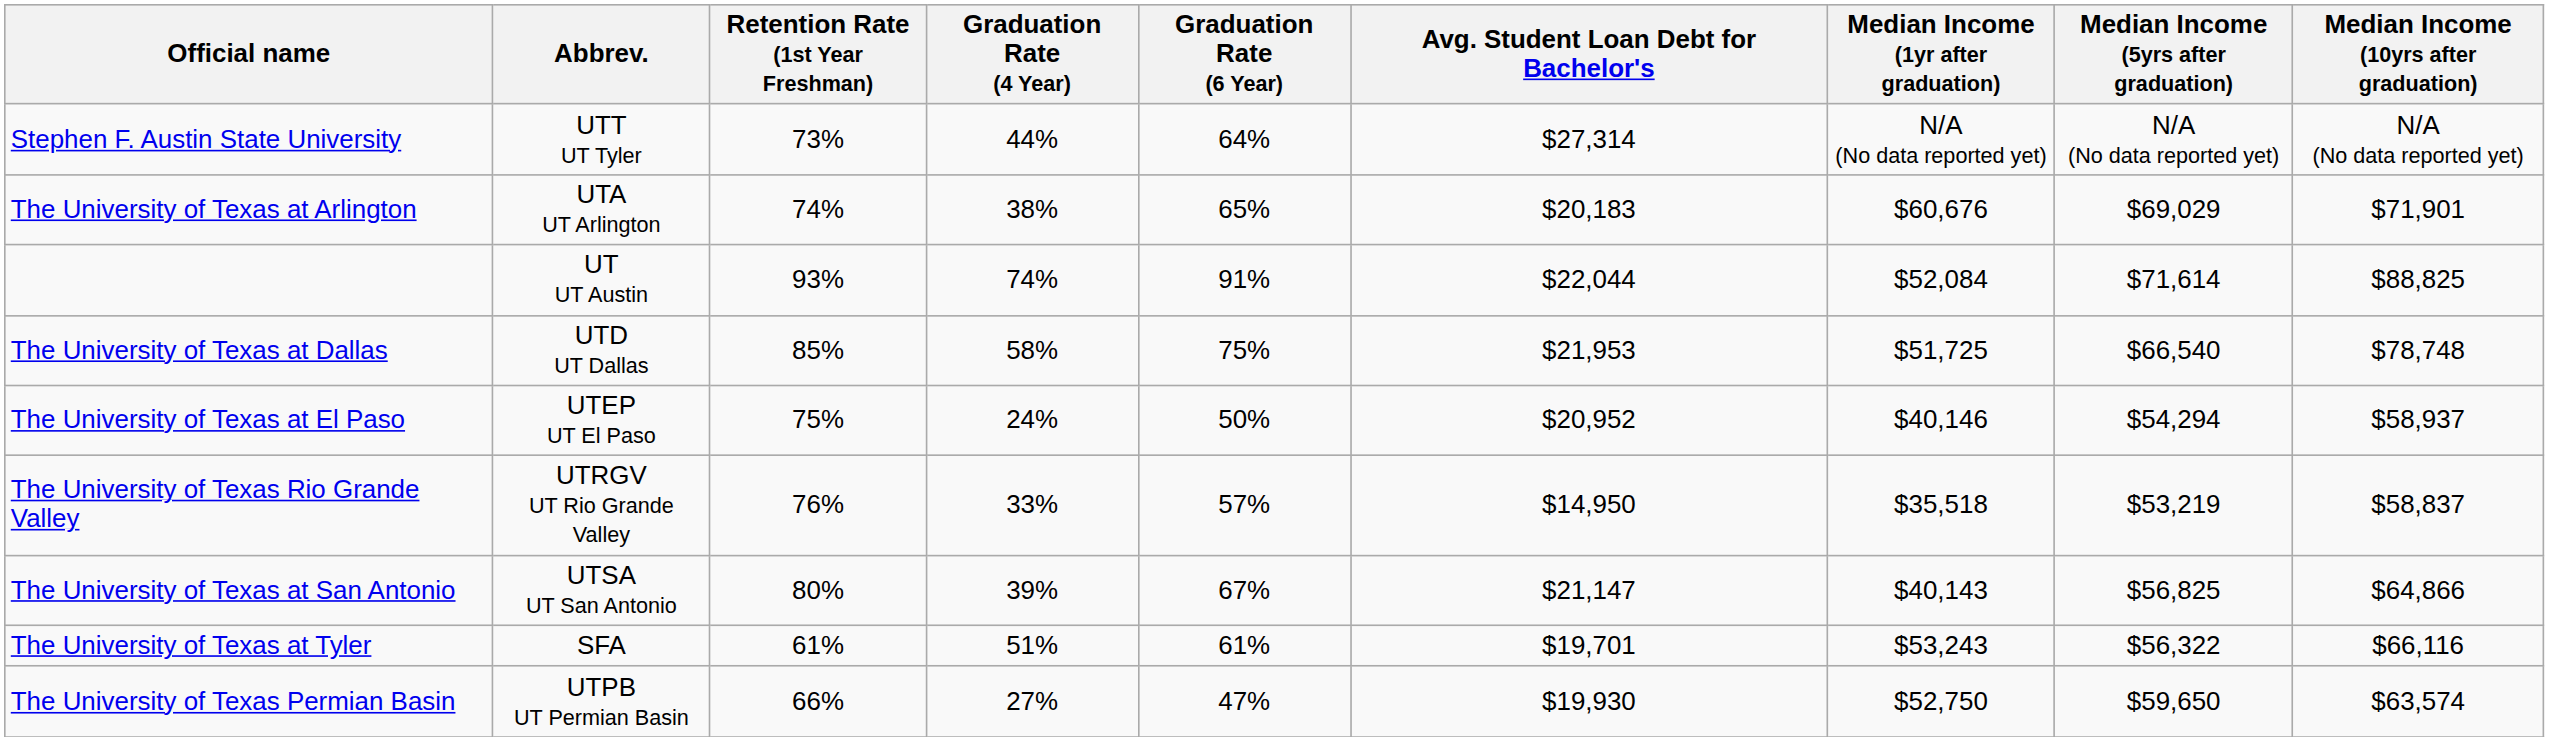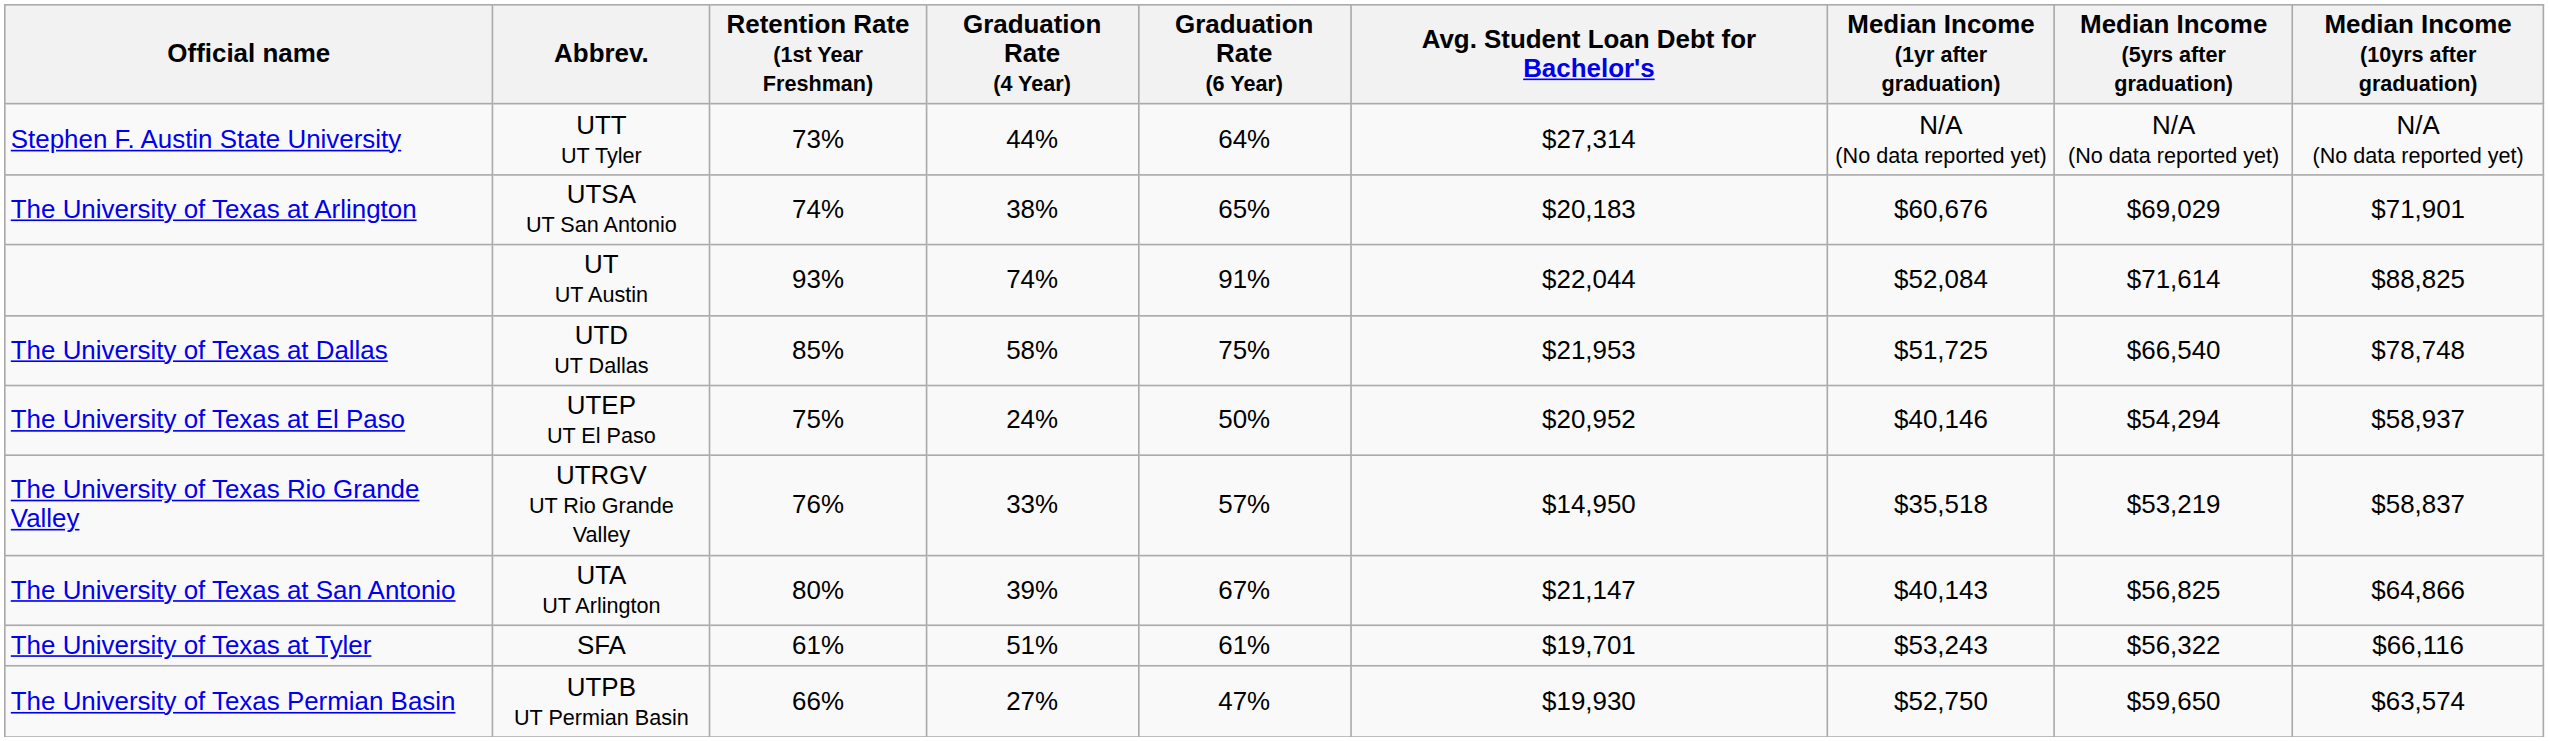(601, 209) UTA UT Arlington -> (601, 209) UTSA UT San Antonio
(601, 589) UTSA UT San Antonio -> (601, 589) UTA UT Arlington
